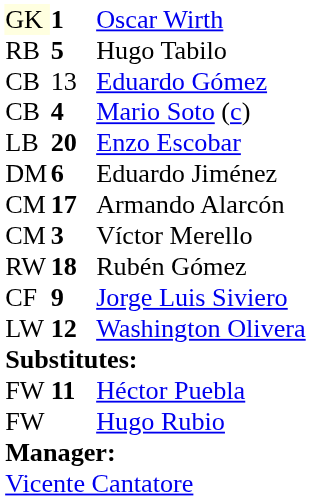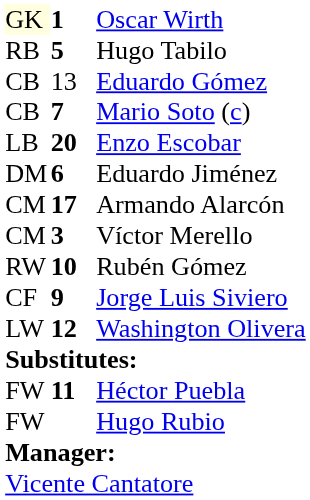(57, 111) 4 -> (57, 111) 7
(64, 266) 18 -> (64, 266) 10
